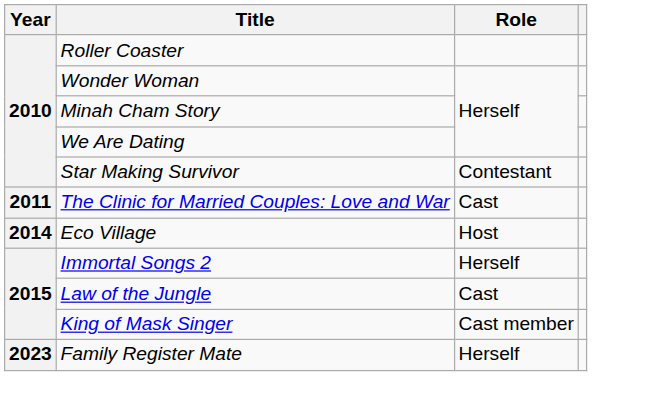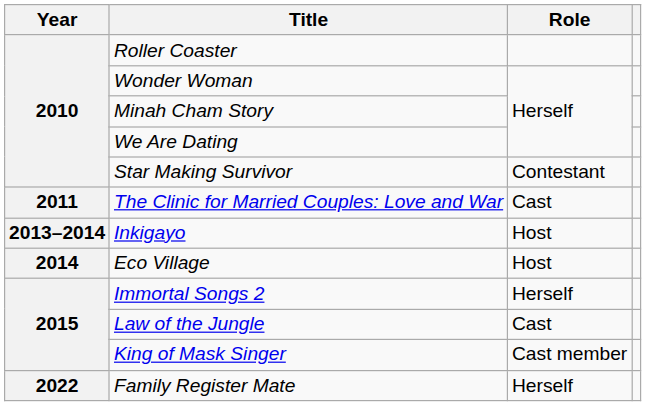+ row: (150, 232)
(30, 354) 2023 -> (57, 385) 2022
